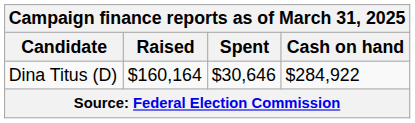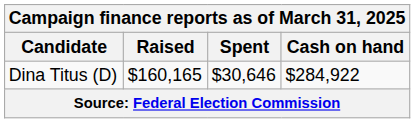(165, 74) $160,164 -> (165, 74) $160,165
